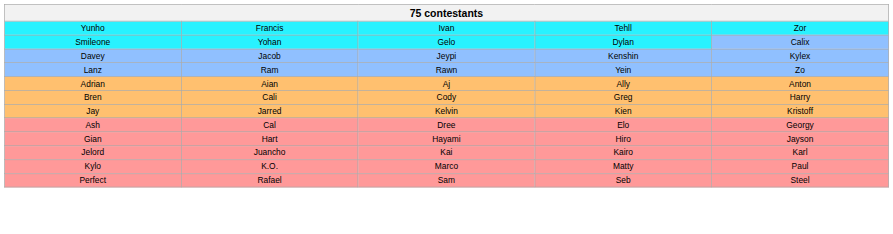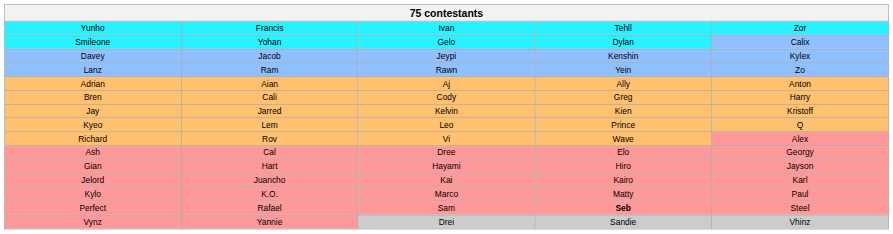+ row: (93, 125)
+ row: (93, 139)
(623, 180) normal -> (623, 208) bold
+ row: (93, 222)
